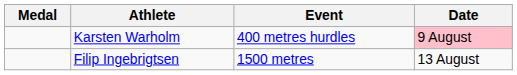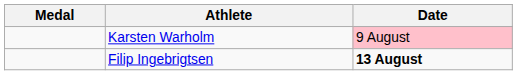- column: (324, 16)
(448, 59) normal -> (389, 59) bold
